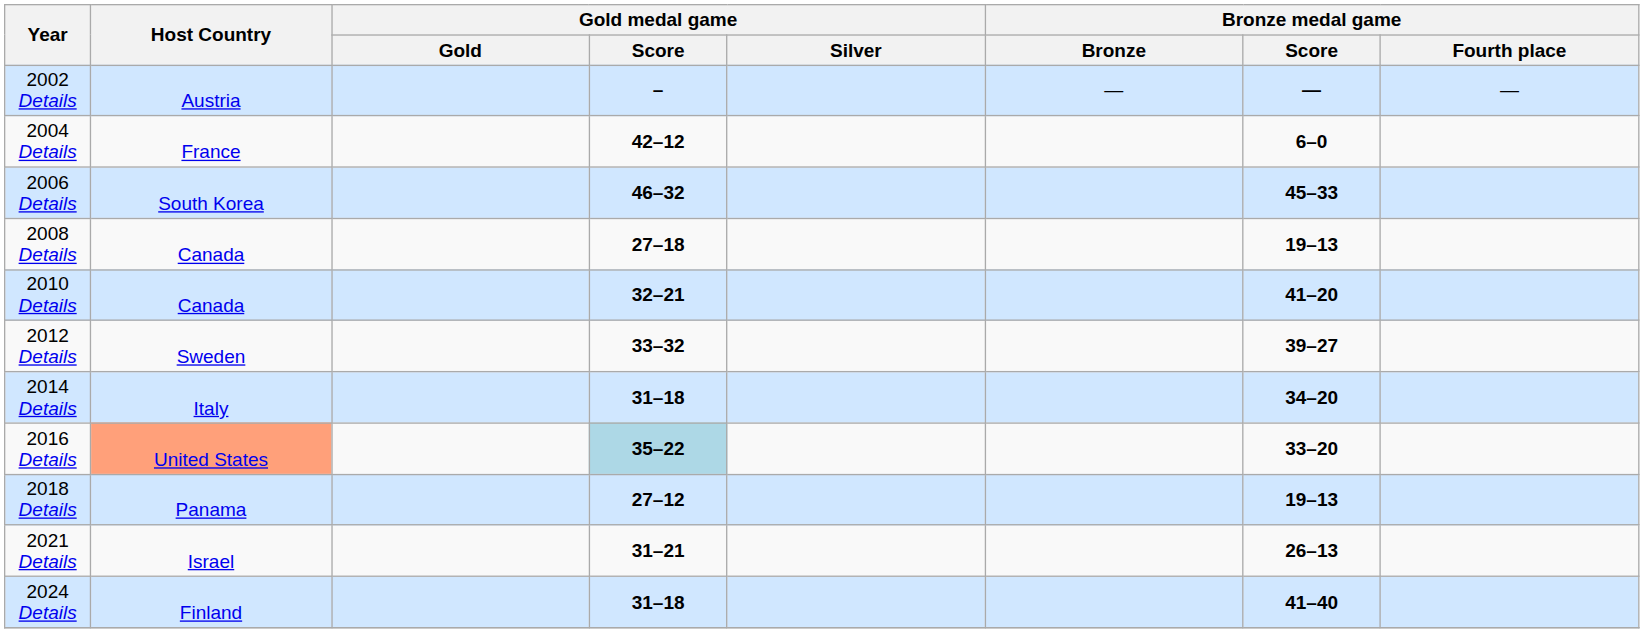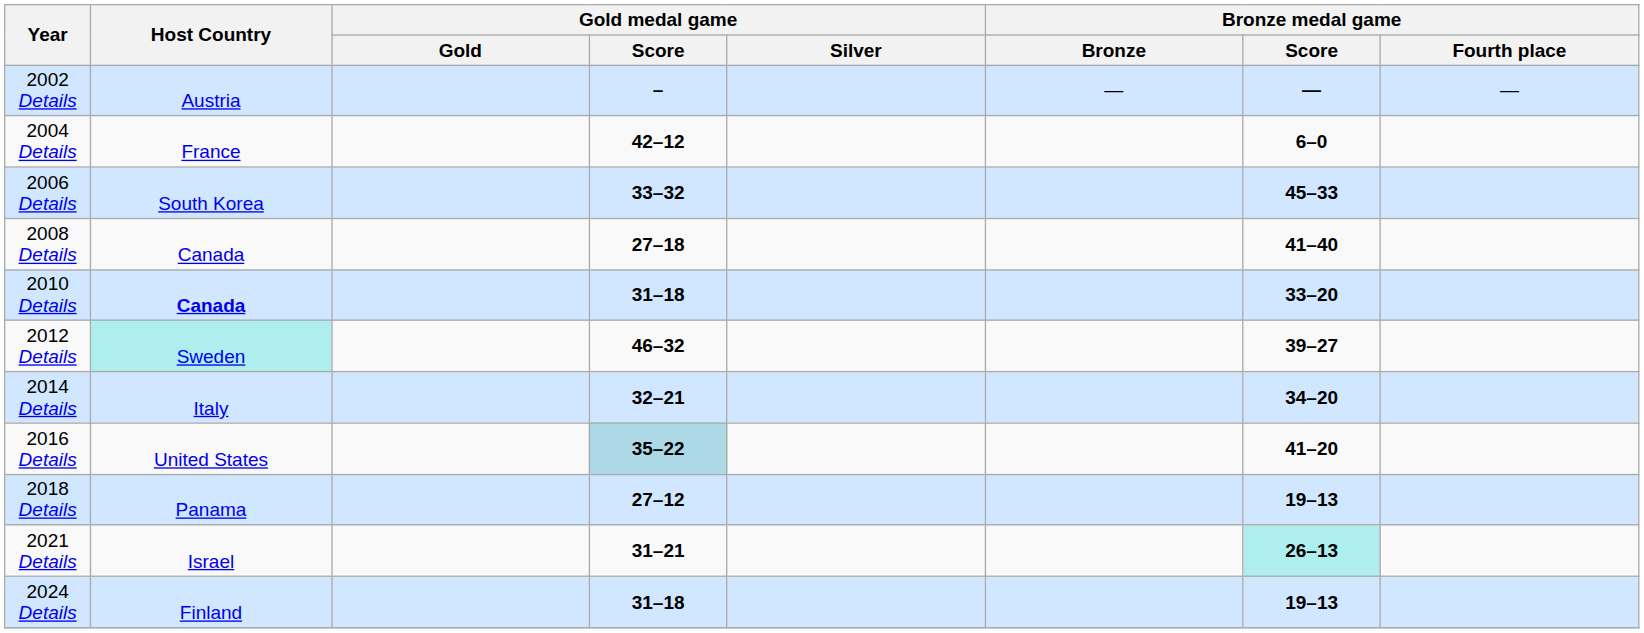(658, 193) 46–32 -> (658, 193) 33–32
(1312, 244) 19–13 -> (1312, 244) 41–40
(211, 306) normal -> (211, 306) bold
(658, 295) 32–21 -> (658, 295) 31–18
(1312, 295) 41–20 -> (1312, 295) 33–20
(211, 357) no background -> (211, 357) paleturquoise background
(658, 346) 33–32 -> (658, 346) 46–32
(658, 398) 31–18 -> (658, 398) 32–21
(211, 459) lightsalmon background -> (211, 459) no background
(1312, 449) 33–20 -> (1312, 449) 41–20
(1312, 551) no background -> (1312, 551) paleturquoise background
(1312, 602) 41–40 -> (1312, 602) 19–13
